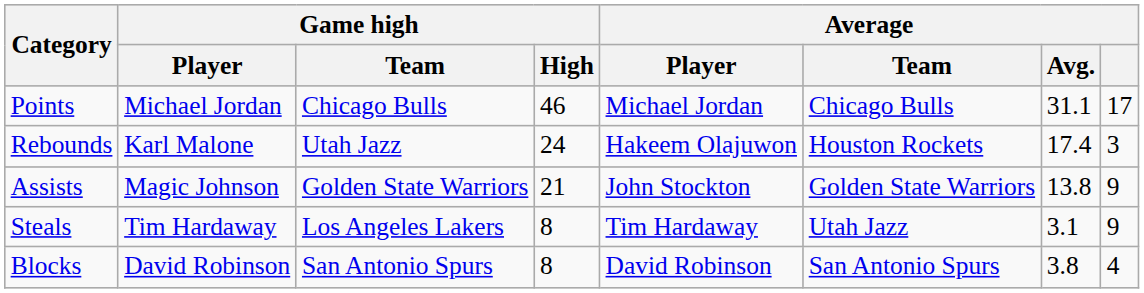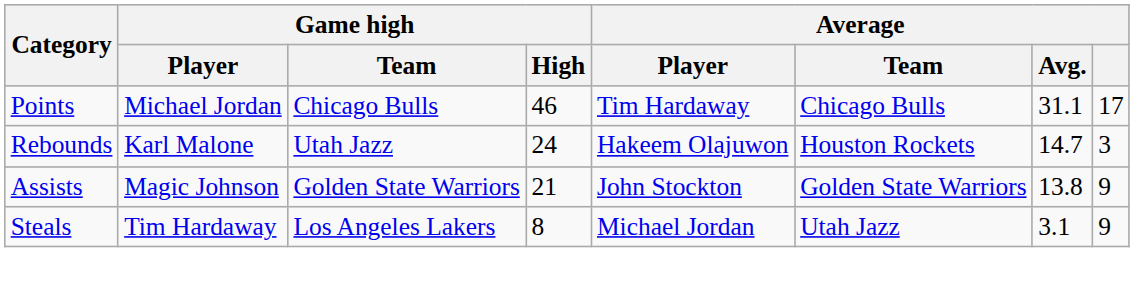(684, 105) Michael Jordan -> (673, 105) Tim Hardaway
(1069, 145) 17.4 -> (1061, 145) 14.7
(682, 226) Tim Hardaway -> (676, 226) Michael Jordan
- row: (46, 266)
